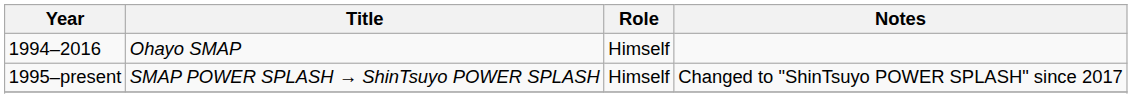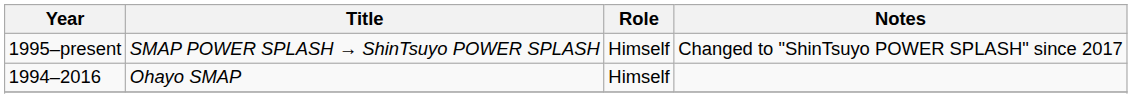rows swapped: (55, 48) <-> (65, 77)
